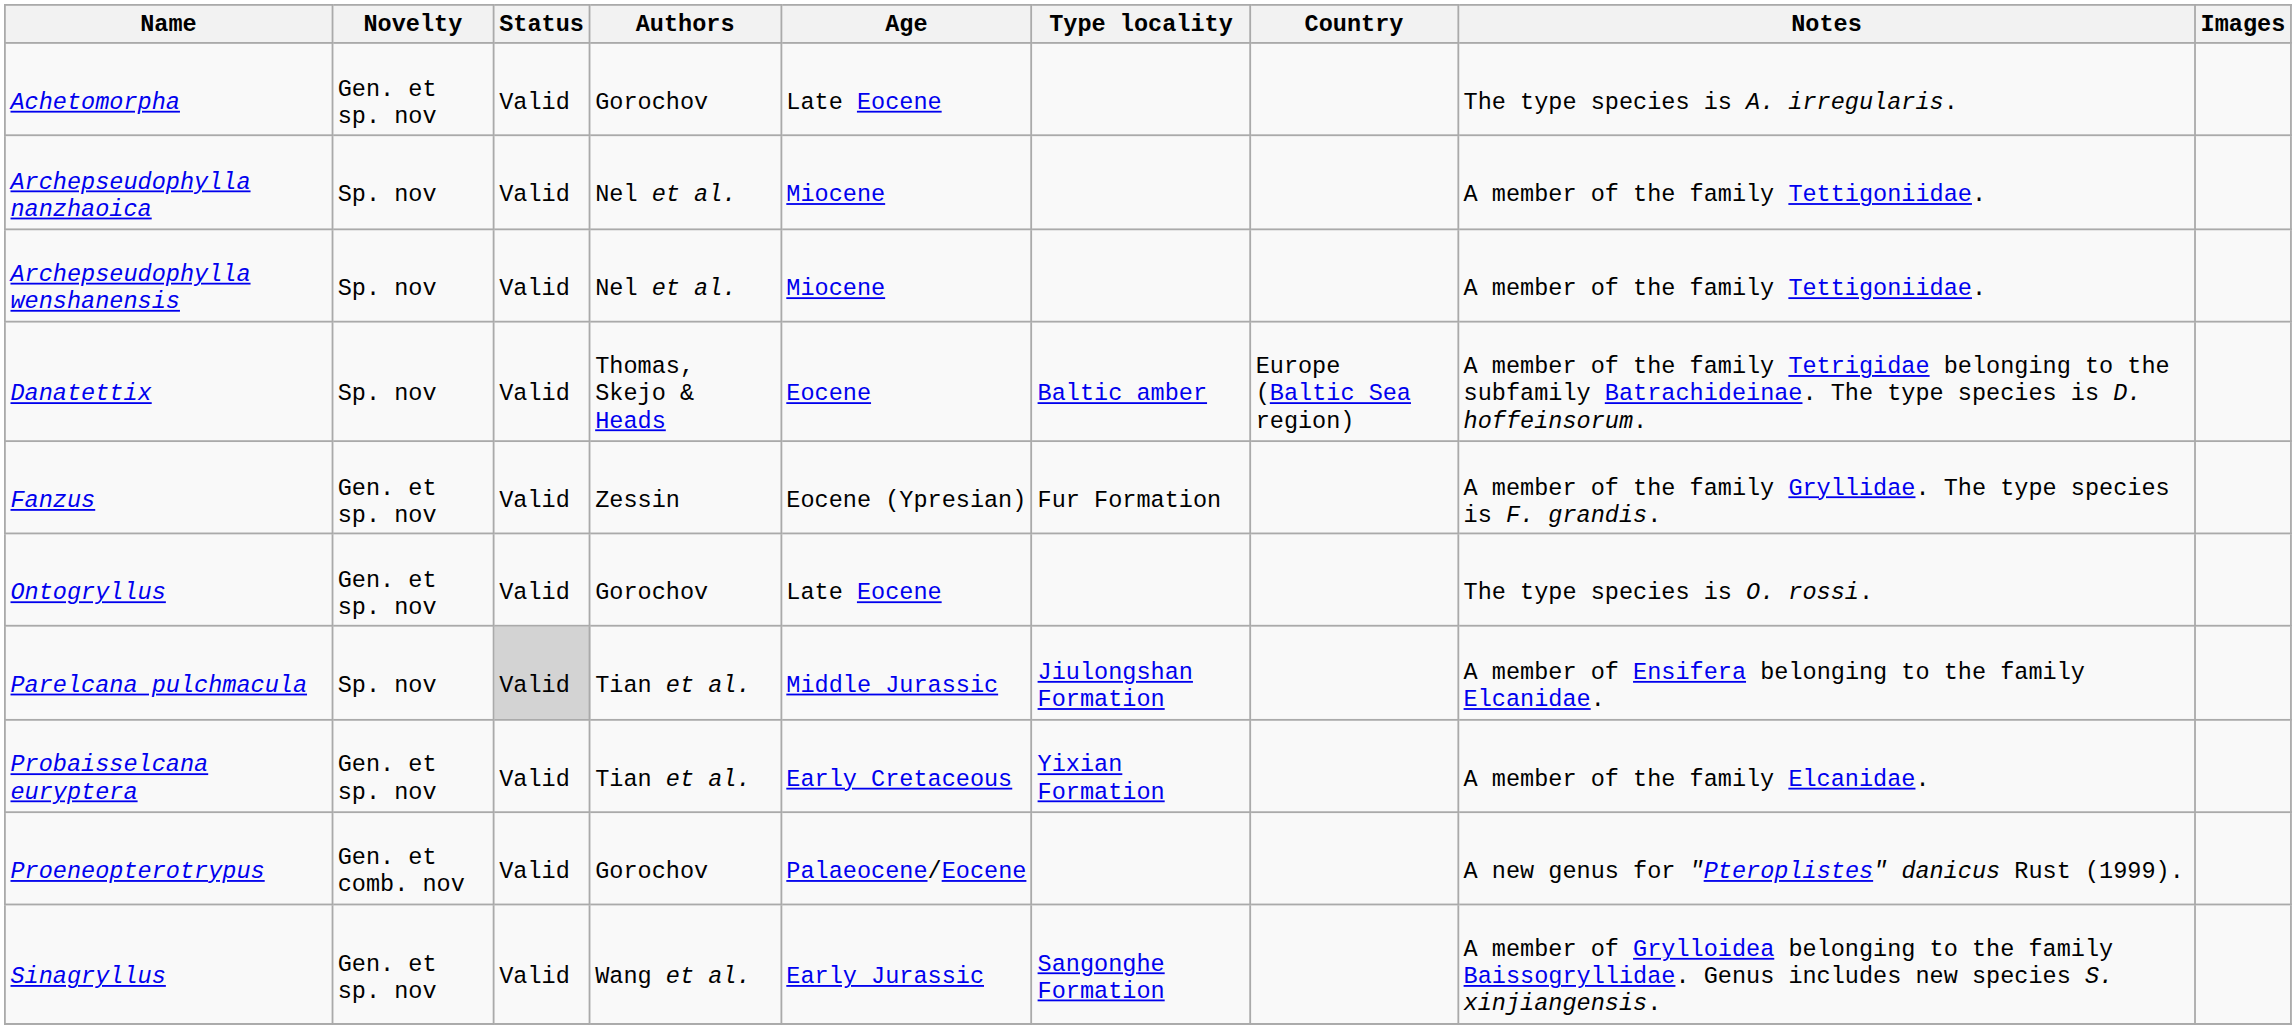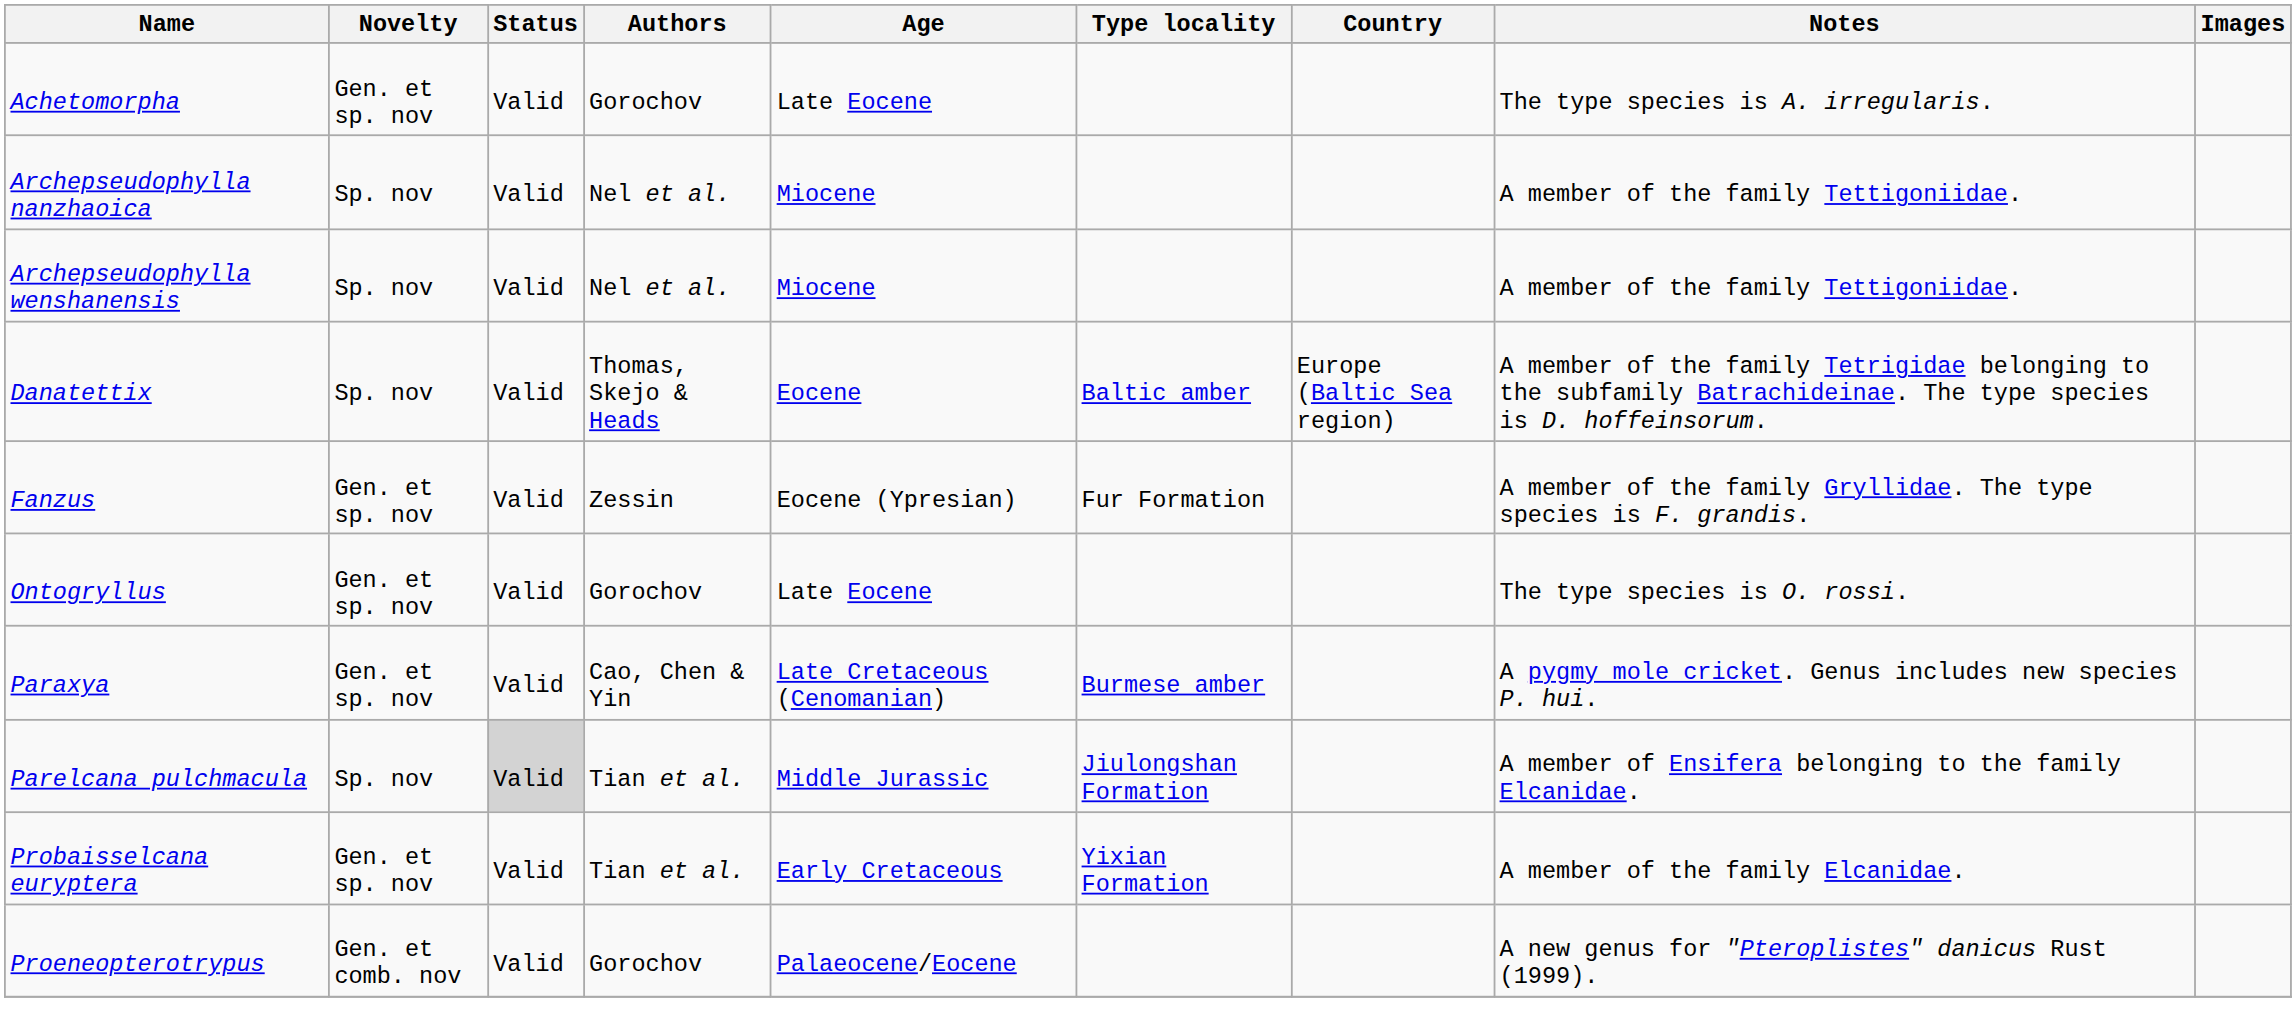+ row: (60, 686)
- row: (88, 978)
